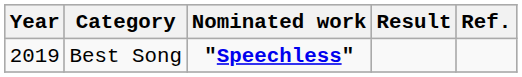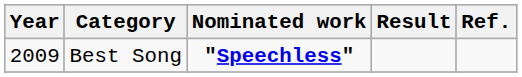(35, 56) 2019 -> (35, 56) 2009
